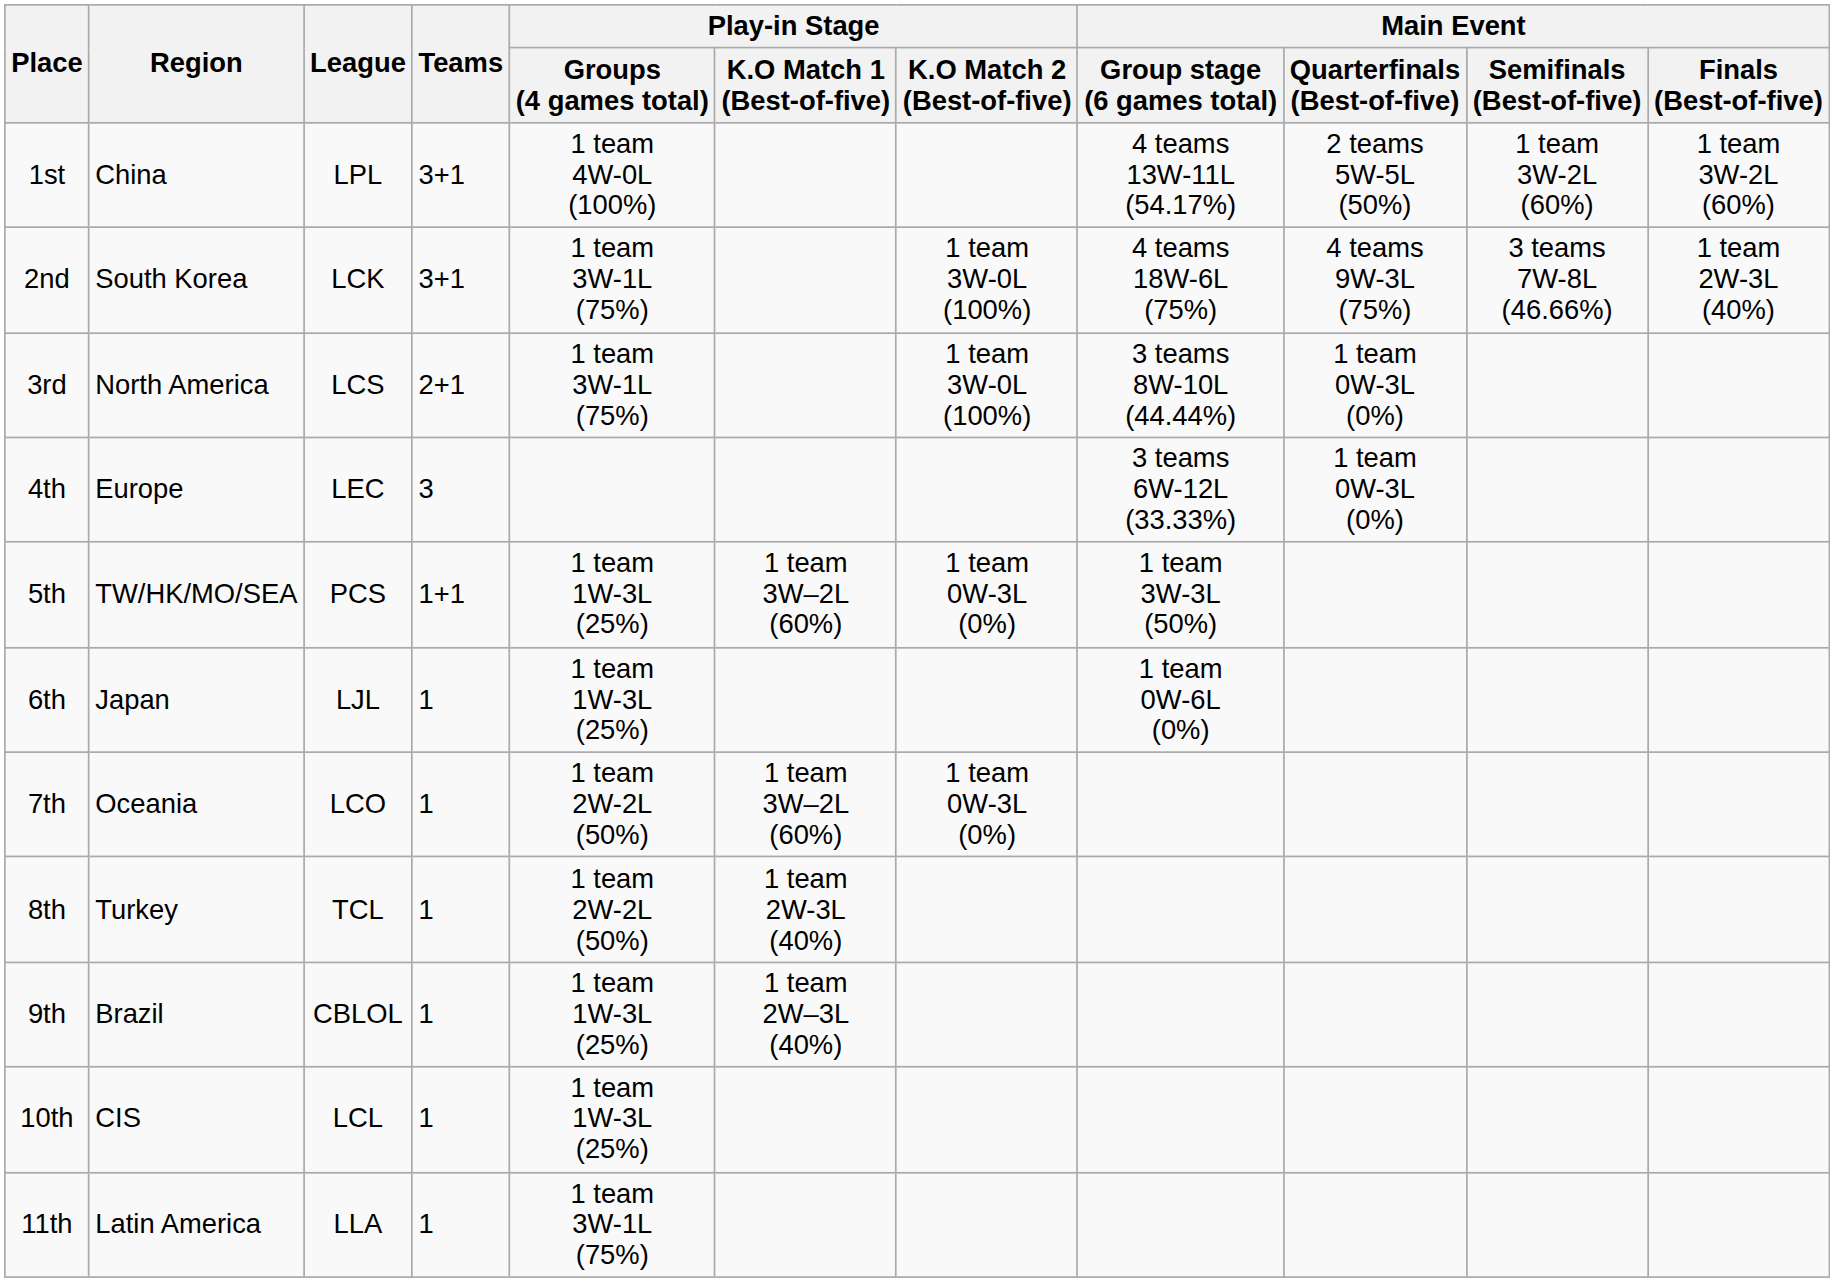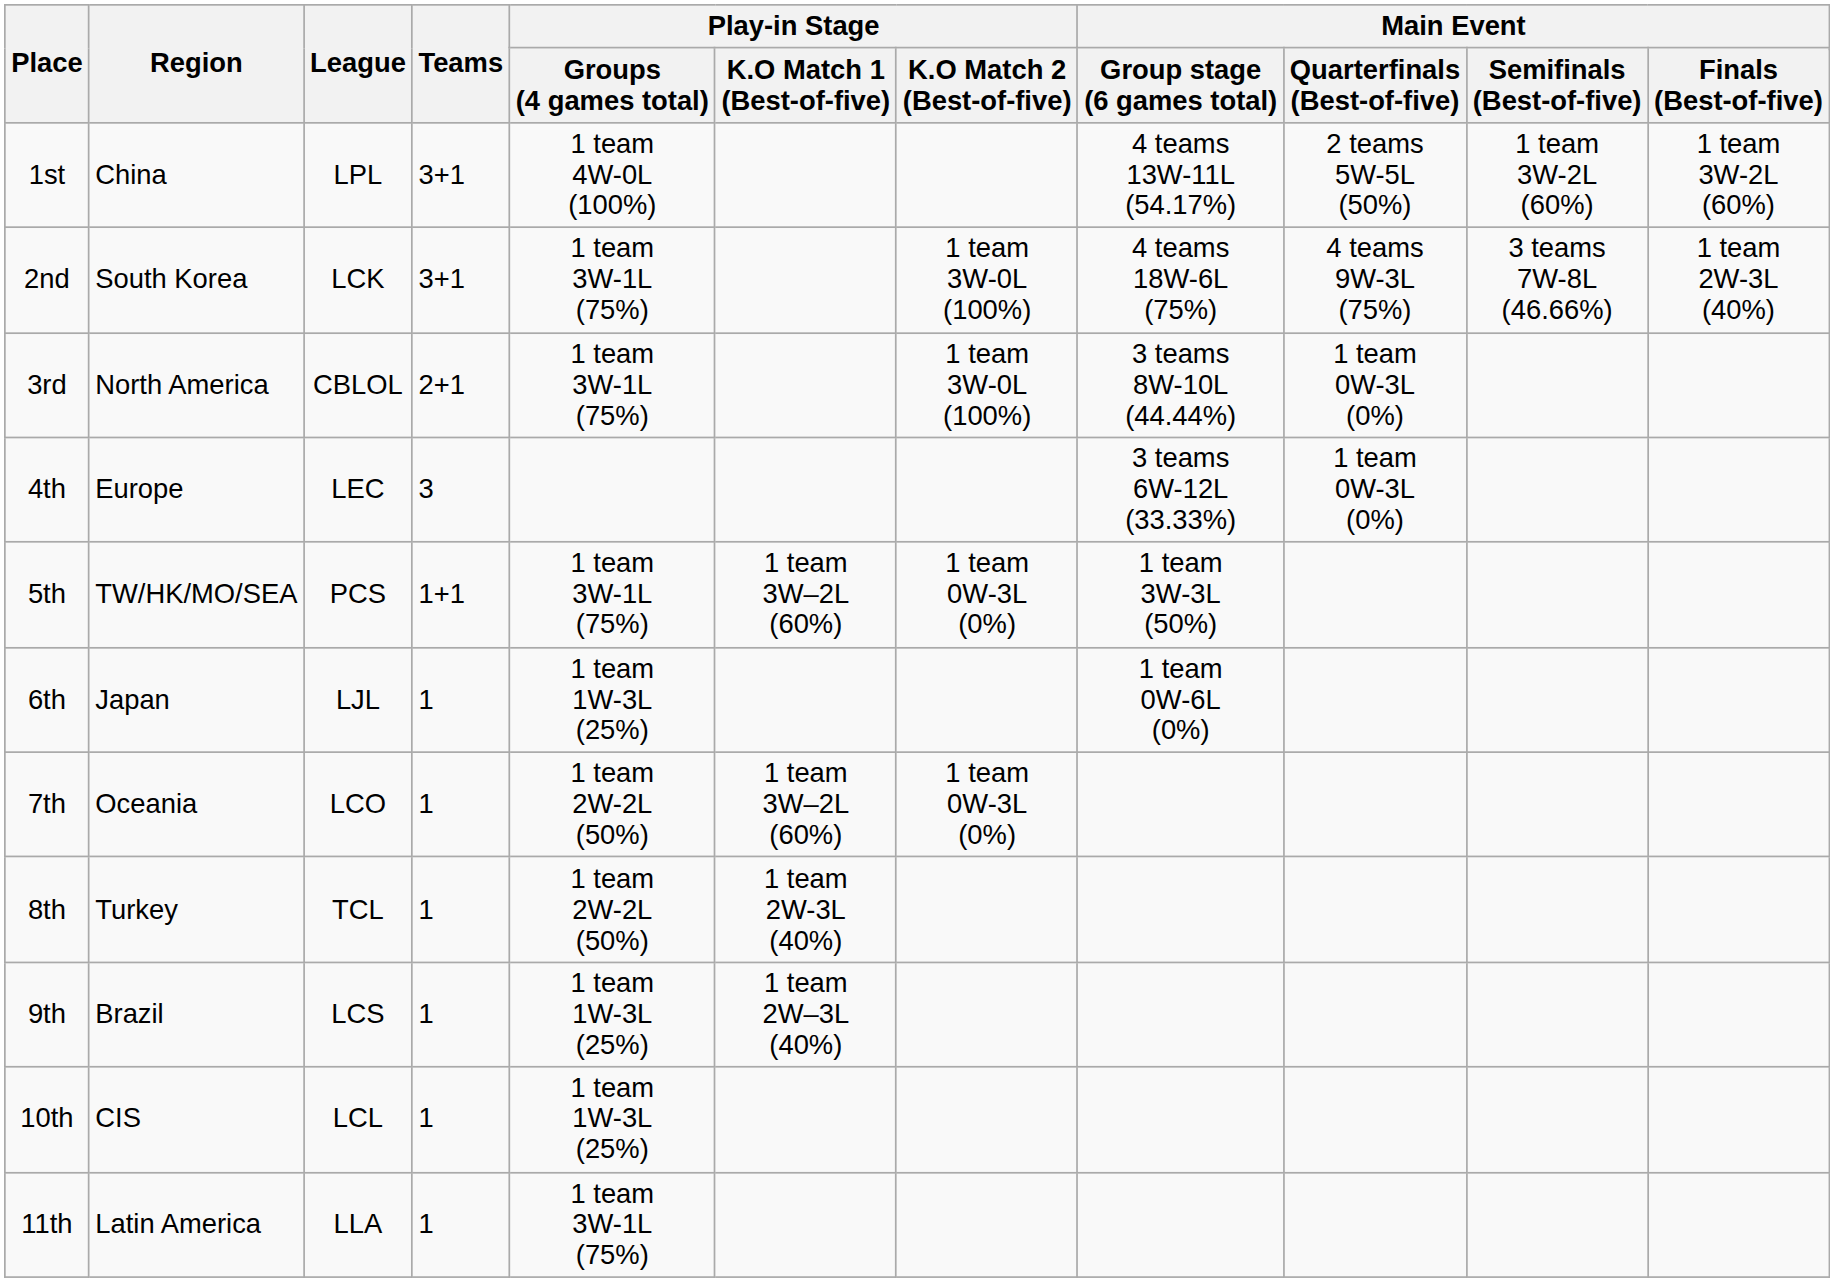(358, 384) LCS -> (358, 384) CBLOL
(612, 594) 1 team 1W-3L (25%) -> (612, 594) 1 team 3W-1L (75%)
(358, 1014) CBLOL -> (358, 1014) LCS
